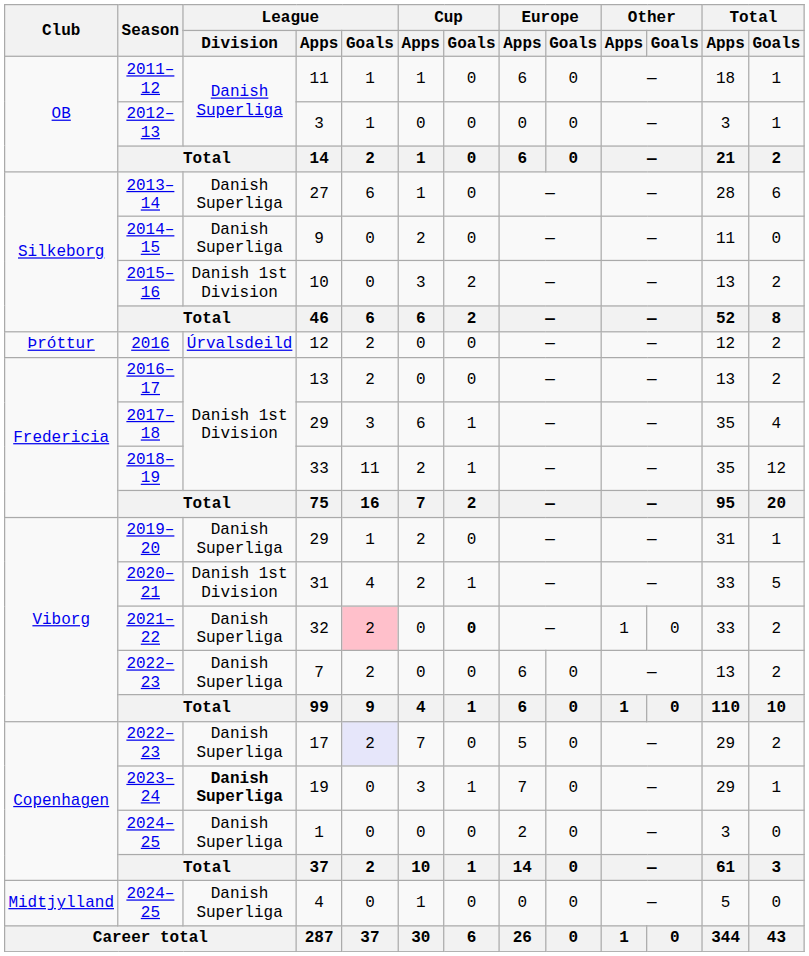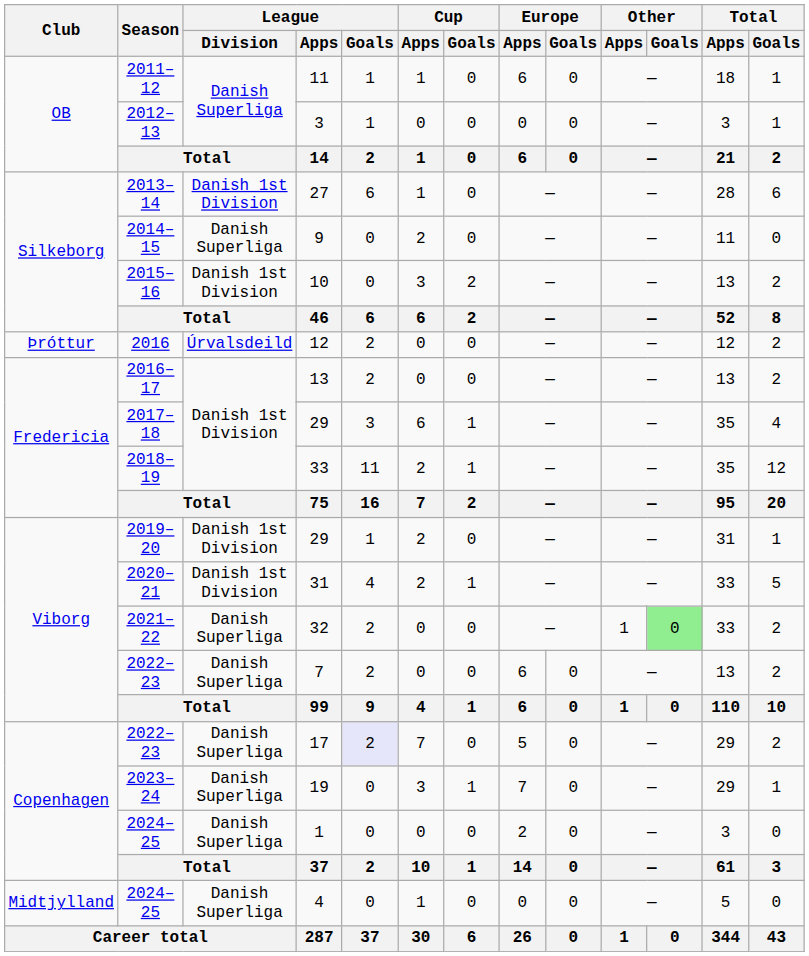(240, 194) Danish Superliga -> (240, 194) Danish 1st Division
(240, 539) Danish Superliga -> (240, 539) Danish 1st Division
(370, 628) pink background -> (370, 628) no background
(472, 628) bold -> (472, 628) normal
(675, 628) no background -> (675, 628) lightgreen background
(240, 788) bold -> (240, 788) normal
